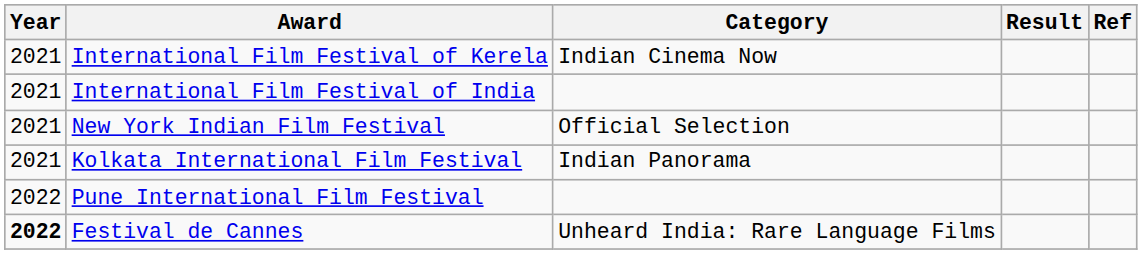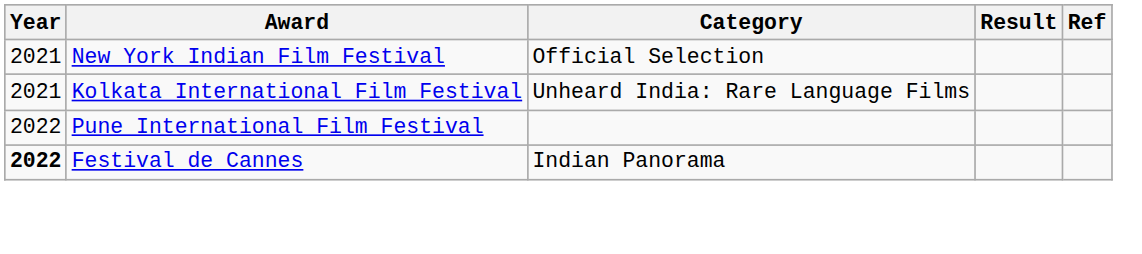- row: (310, 57)
- row: (303, 92)
(655, 162) Indian Panorama -> (751, 92) Unheard India: Rare Language Films
(777, 232) Unheard India: Rare Language Films -> (629, 162) Indian Panorama
